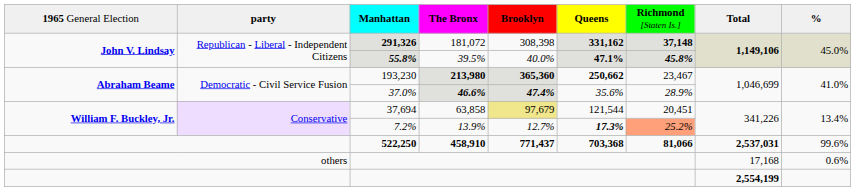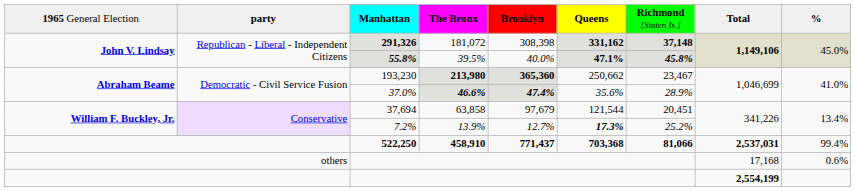(606, 76) bold -> (606, 76) normal
(540, 110) khaki background -> (540, 110) no background
(679, 127) lightsalmon background -> (679, 127) no background
(834, 144) 99.6% -> (834, 144) 99.4%
